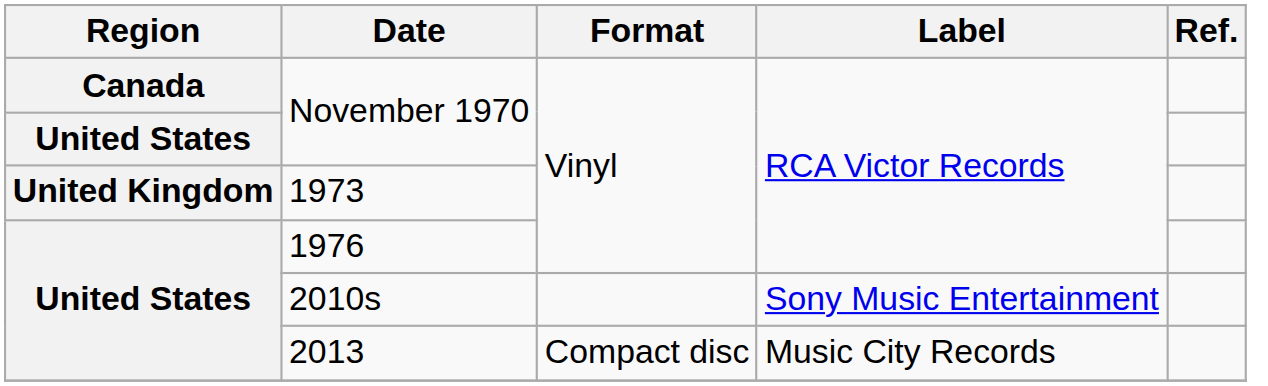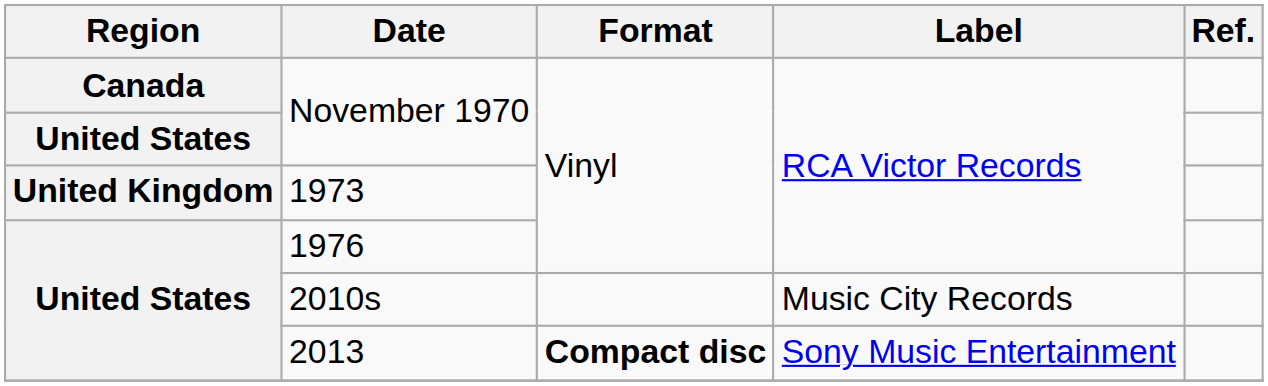(962, 298) Sony Music Entertainment -> (927, 298) Music City Records
(647, 352) normal -> (656, 352) bold
(910, 352) Music City Records -> (979, 352) Sony Music Entertainment
